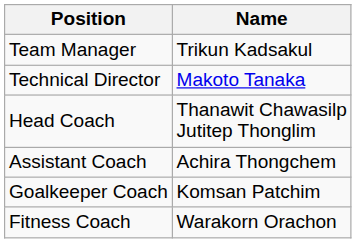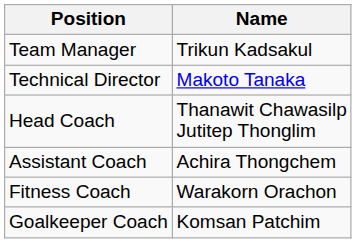rows swapped: (88, 191) <-> (70, 222)
